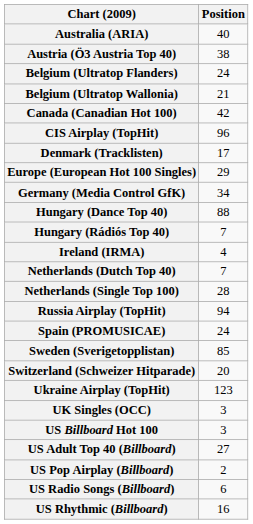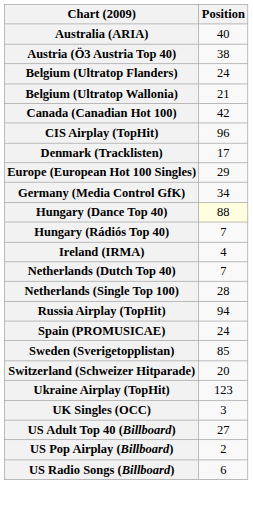(223, 212) no background -> (223, 212) lightyellow background
- row: (102, 430)
- row: (102, 509)
